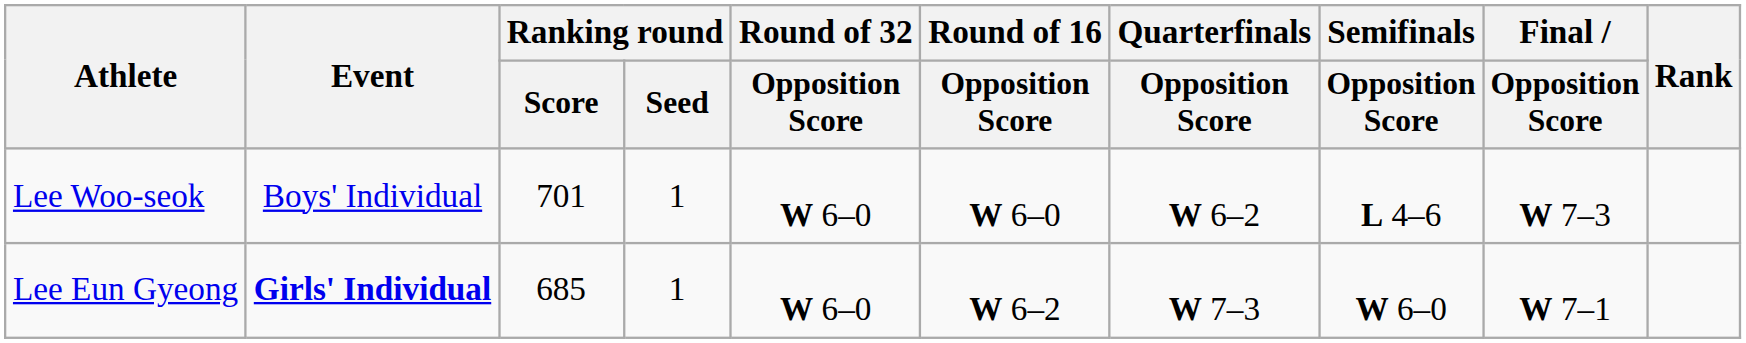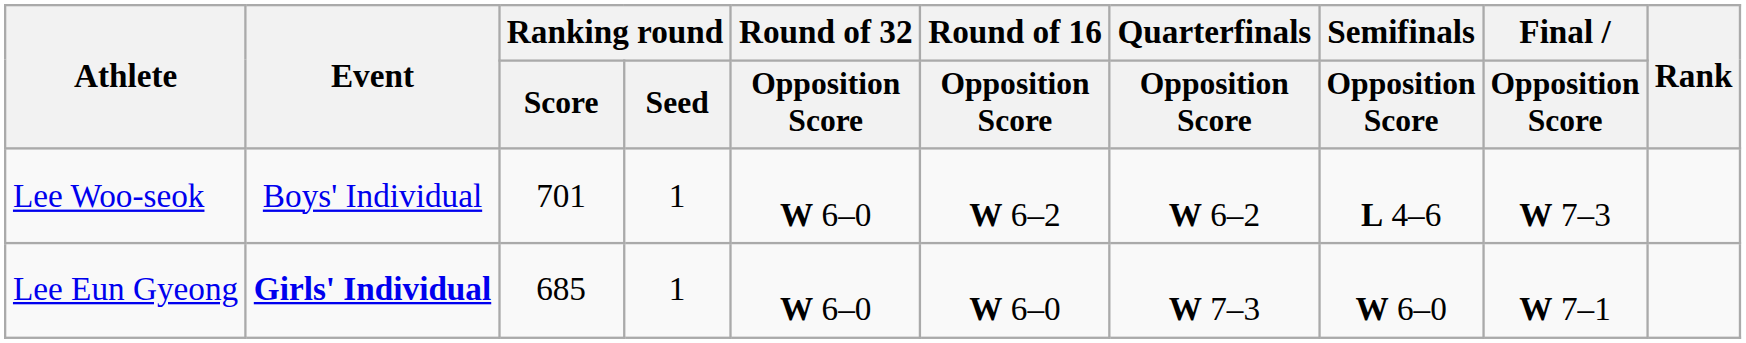(1015, 215) W 6–0 -> (1015, 215) W 6–2
(1015, 309) W 6–2 -> (1015, 309) W 6–0
